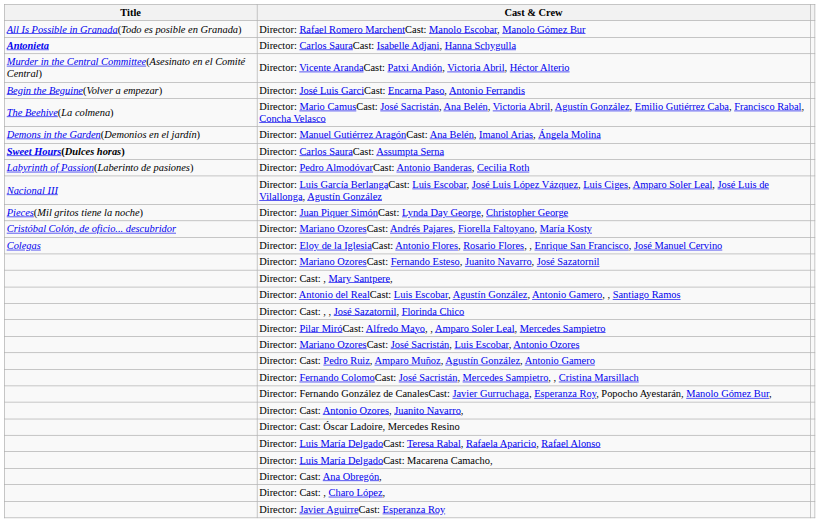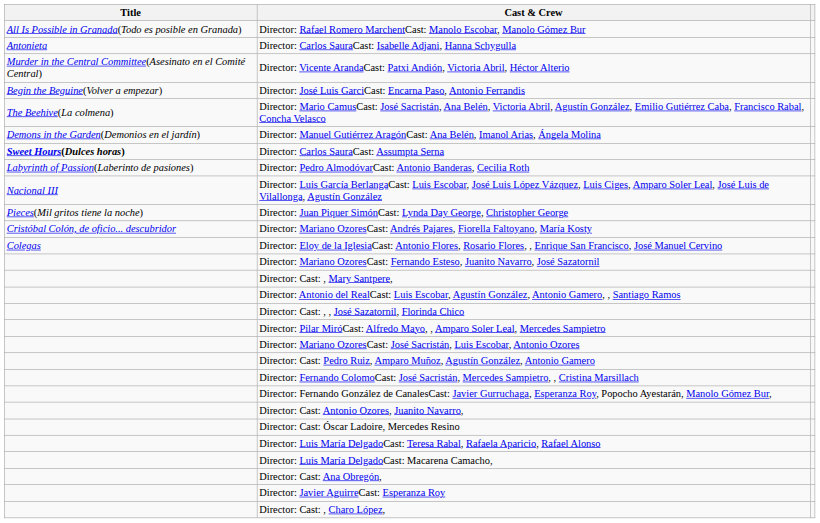(28, 45) bold -> (27, 45) normal
rows swapped: (322, 493) <-> (352, 509)
